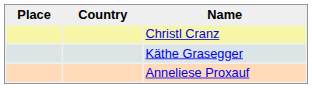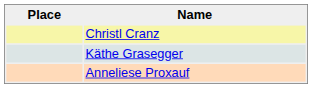- column: (103, 15)
